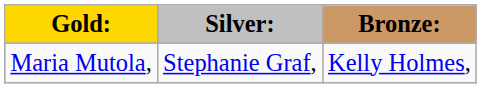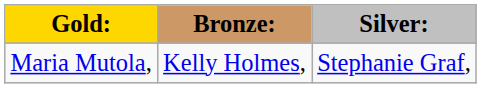columns swapped: (240, 23) <-> (399, 23)
